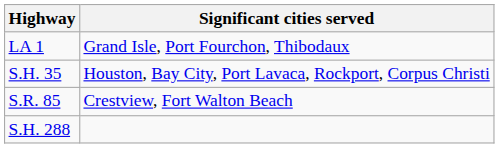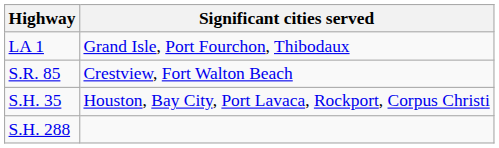rows swapped: (34, 101) <-> (35, 73)
